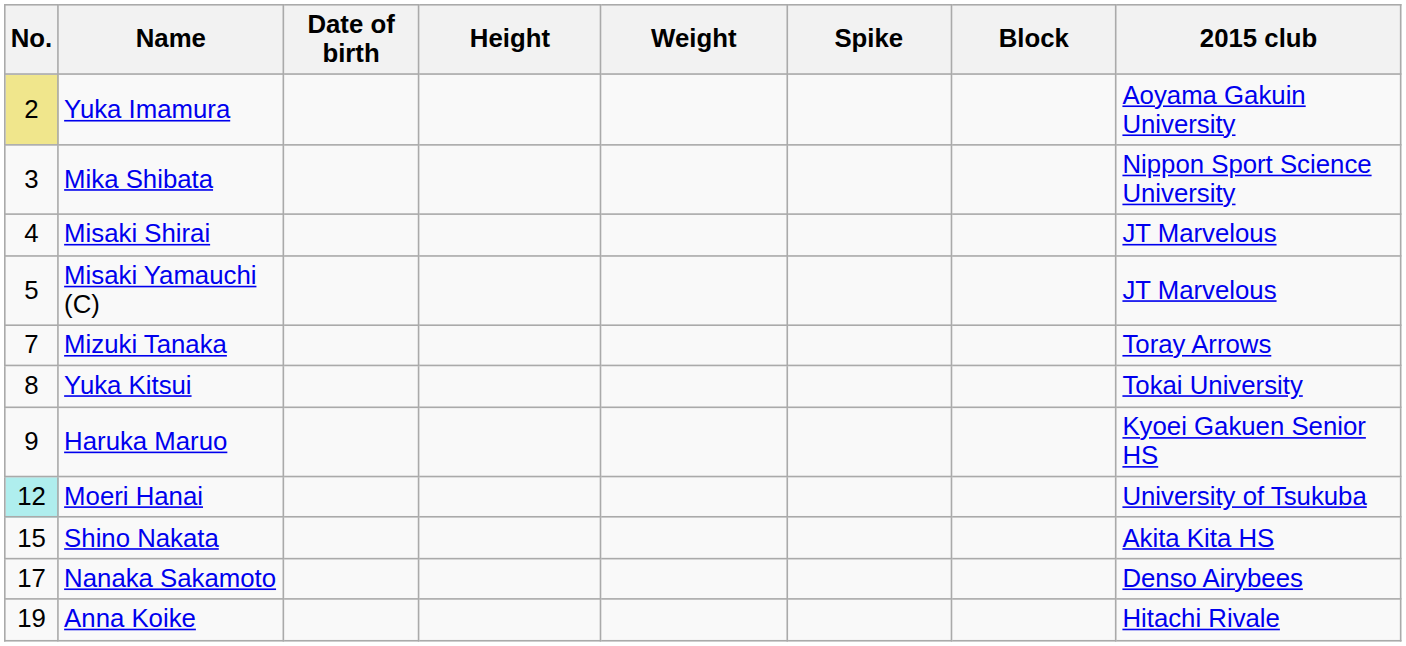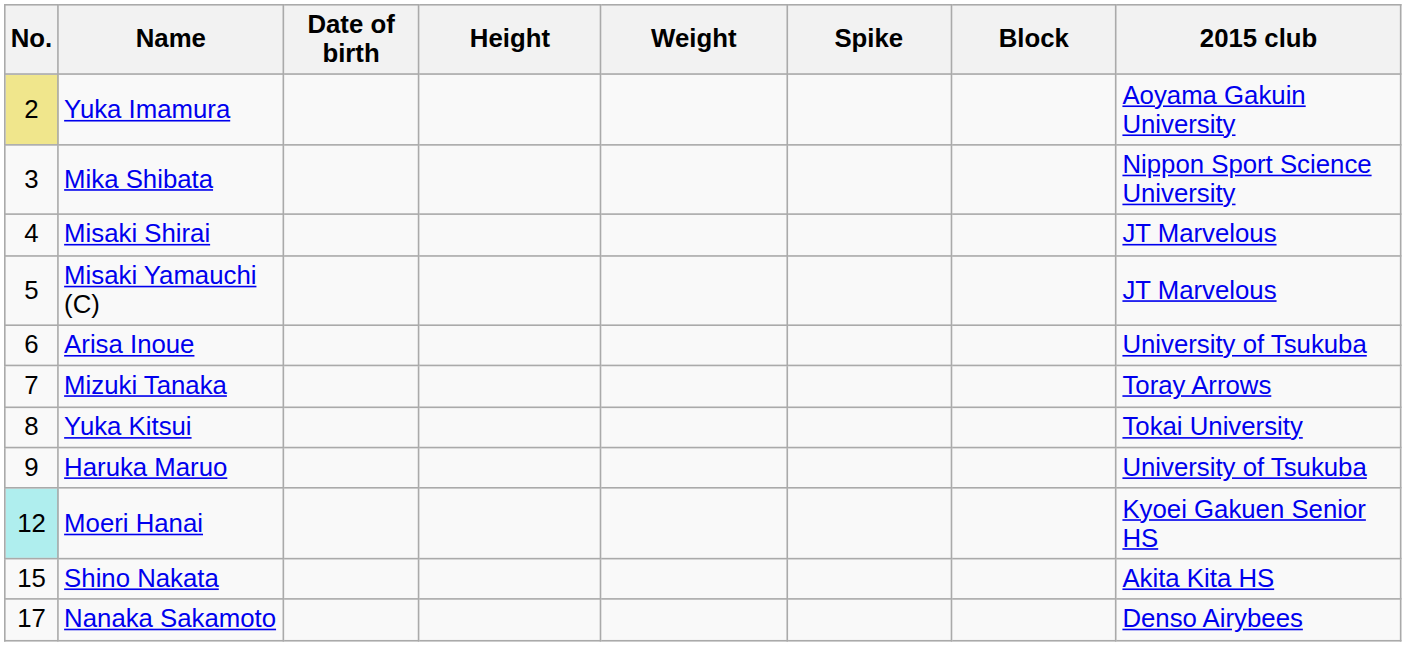+ row: (129, 345)
(1244, 441) Kyoei Gakuen Senior HS -> (1245, 467) University of Tsukuba
(1245, 496) University of Tsukuba -> (1244, 523) Kyoei Gakuen Senior HS
- row: (130, 619)
